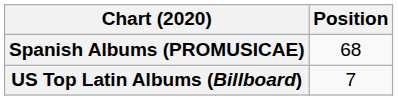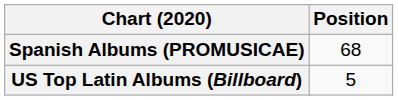(351, 79) 7 -> (351, 79) 5
